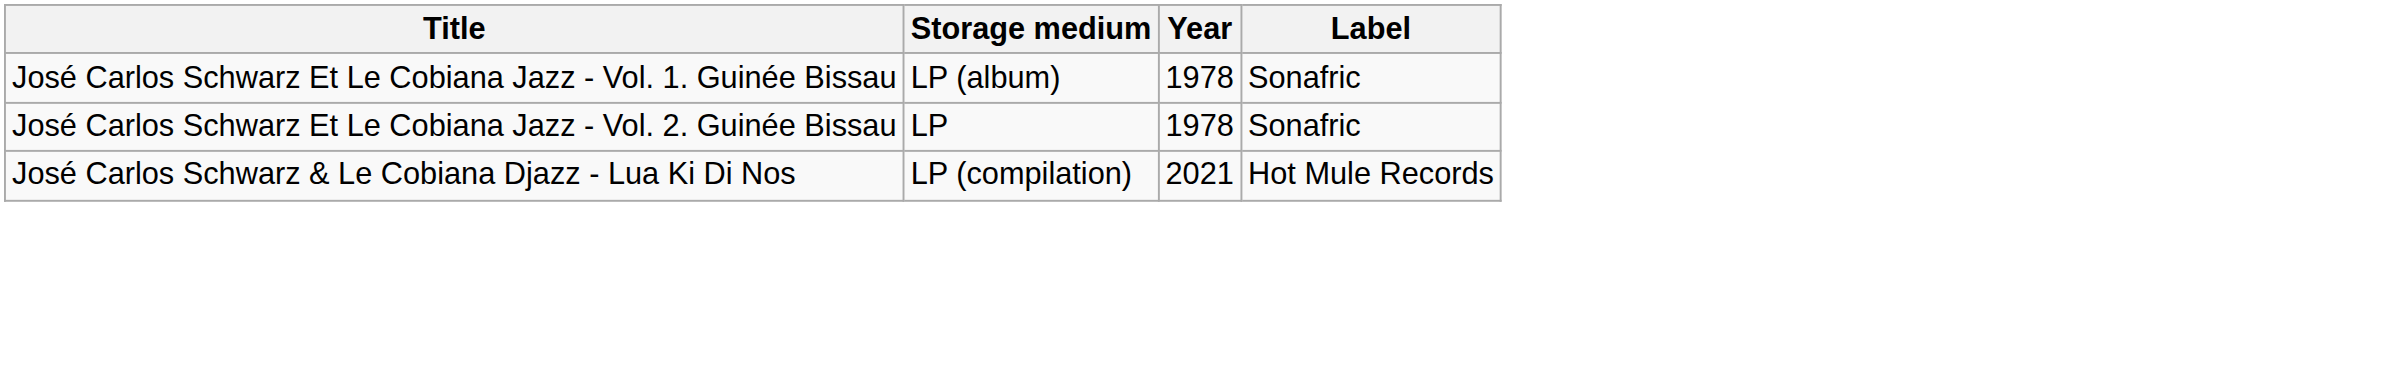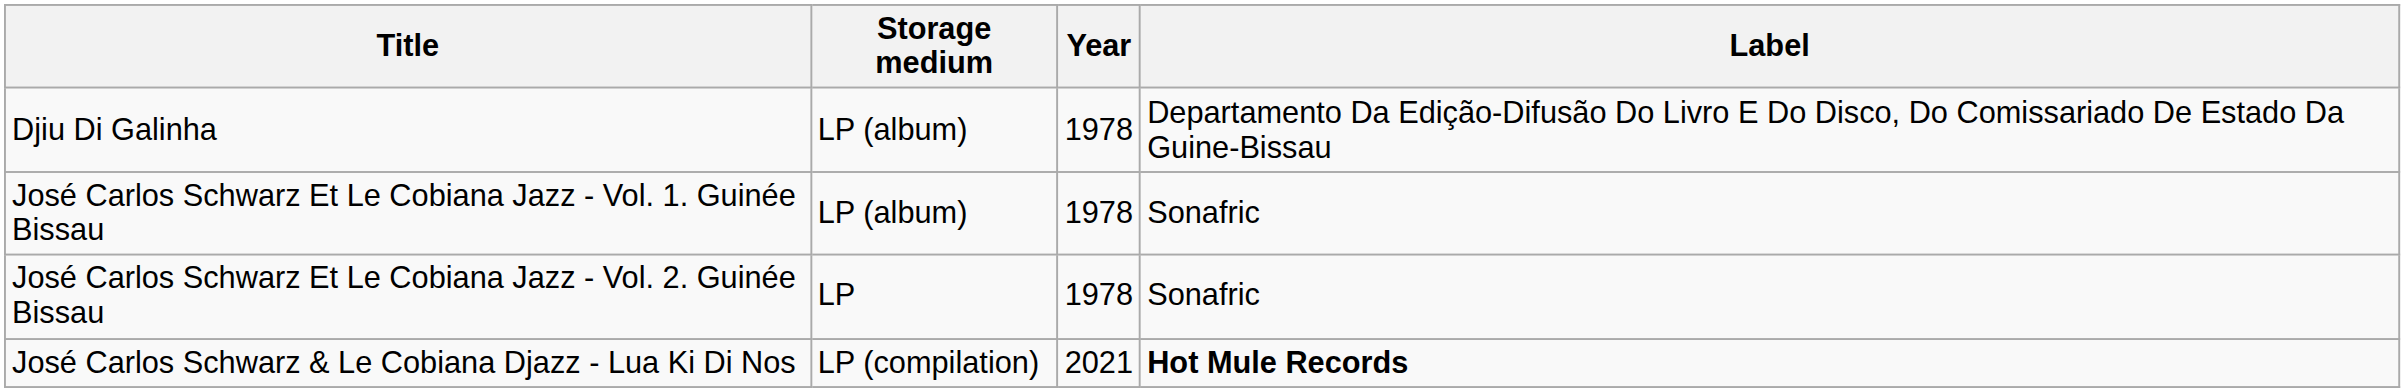+ row: (114, 129)
(1371, 175) normal -> (1278, 361) bold
